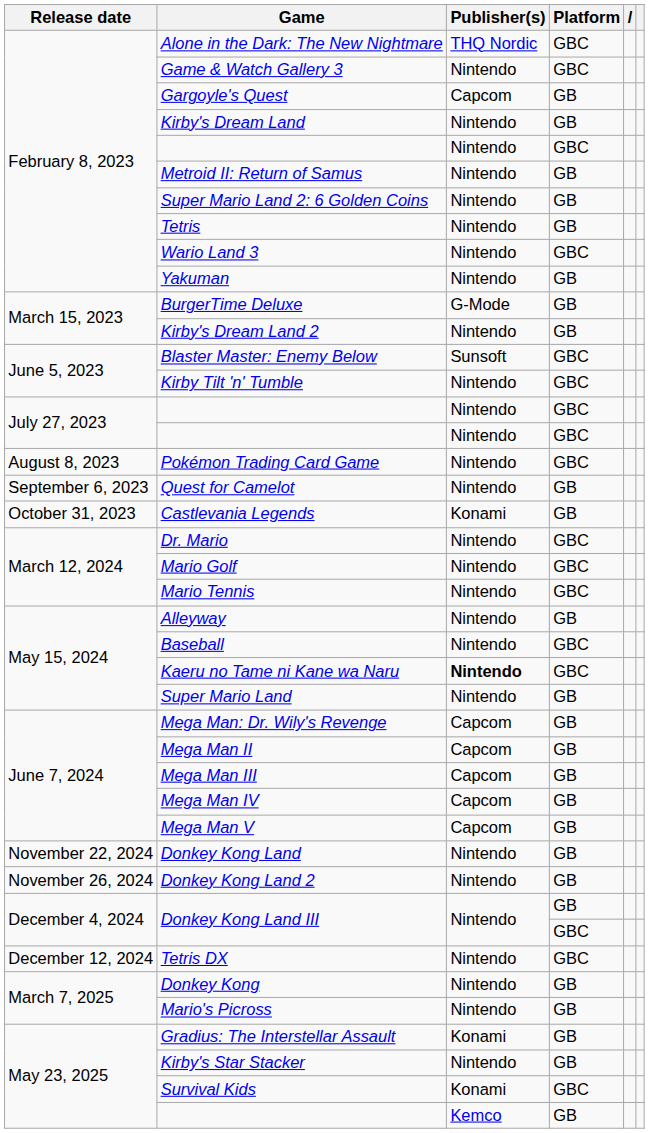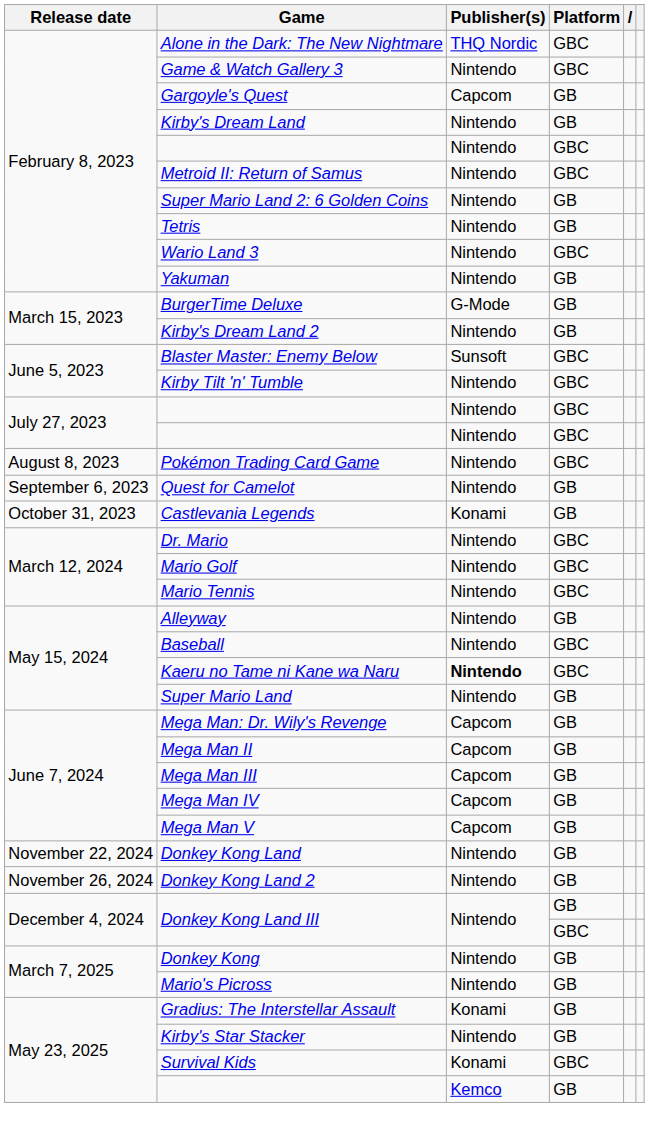(565, 174) GB -> (571, 174) GBC
- row: (81, 958)
